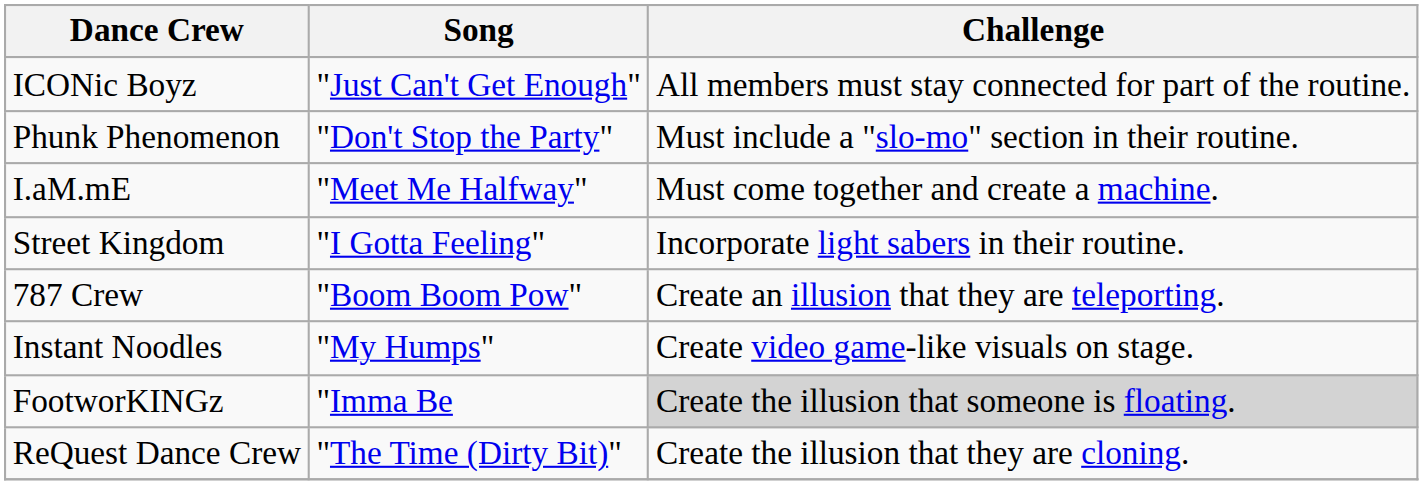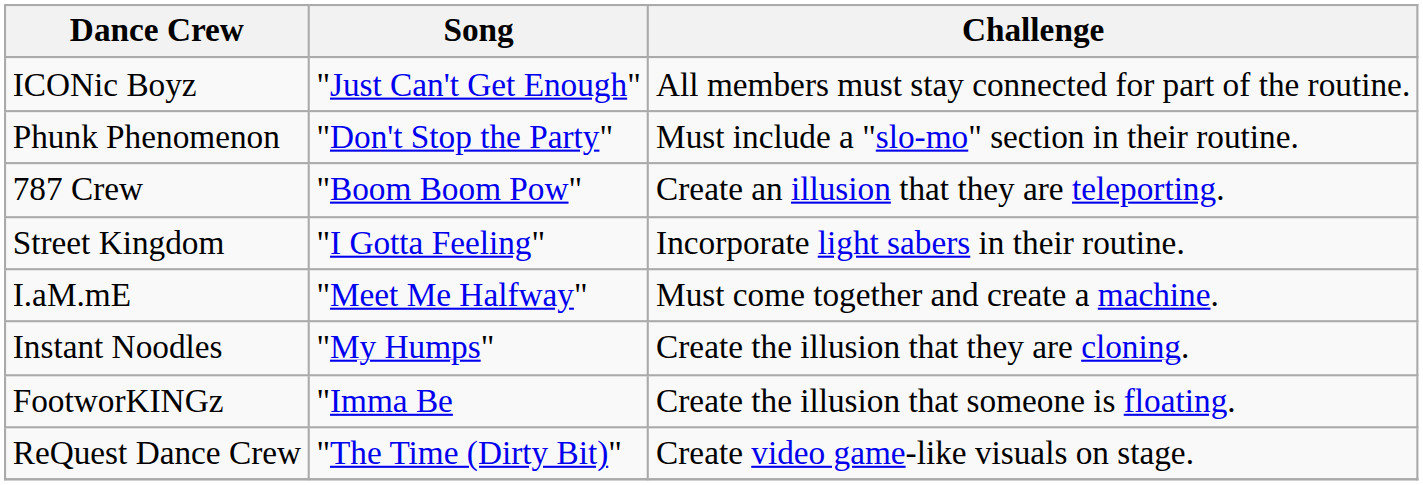rows swapped: (72, 189) <-> (78, 294)
(925, 347) Create video game-like visuals on stage. -> (923, 347) Create the illusion that they are cloning.
(946, 400) lightgrey background -> (946, 400) no background
(923, 453) Create the illusion that they are cloning. -> (925, 453) Create video game-like visuals on stage.
